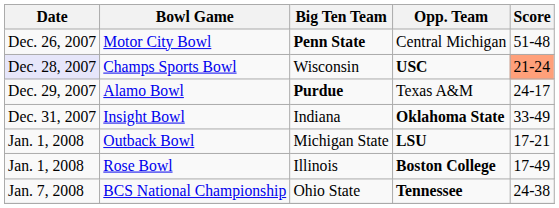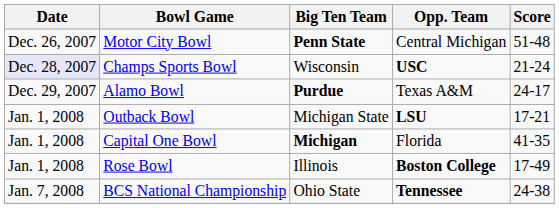(532, 66) lightsalmon background -> (532, 66) no background
- row: (144, 116)
+ row: (160, 141)
